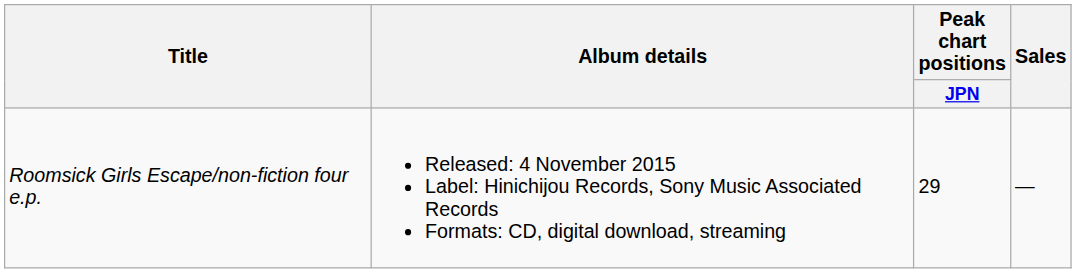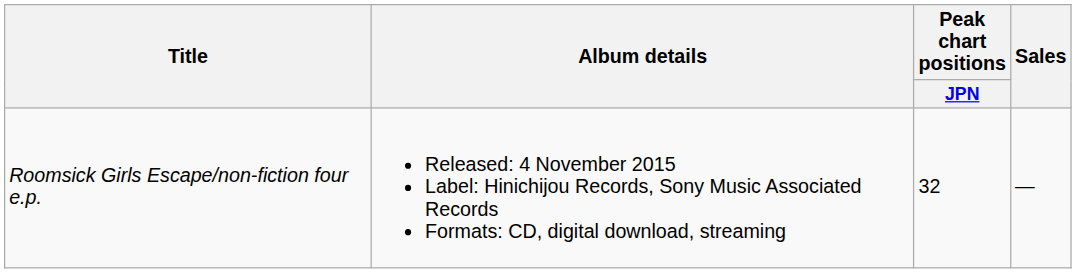(929, 187) 29 -> (929, 187) 32
